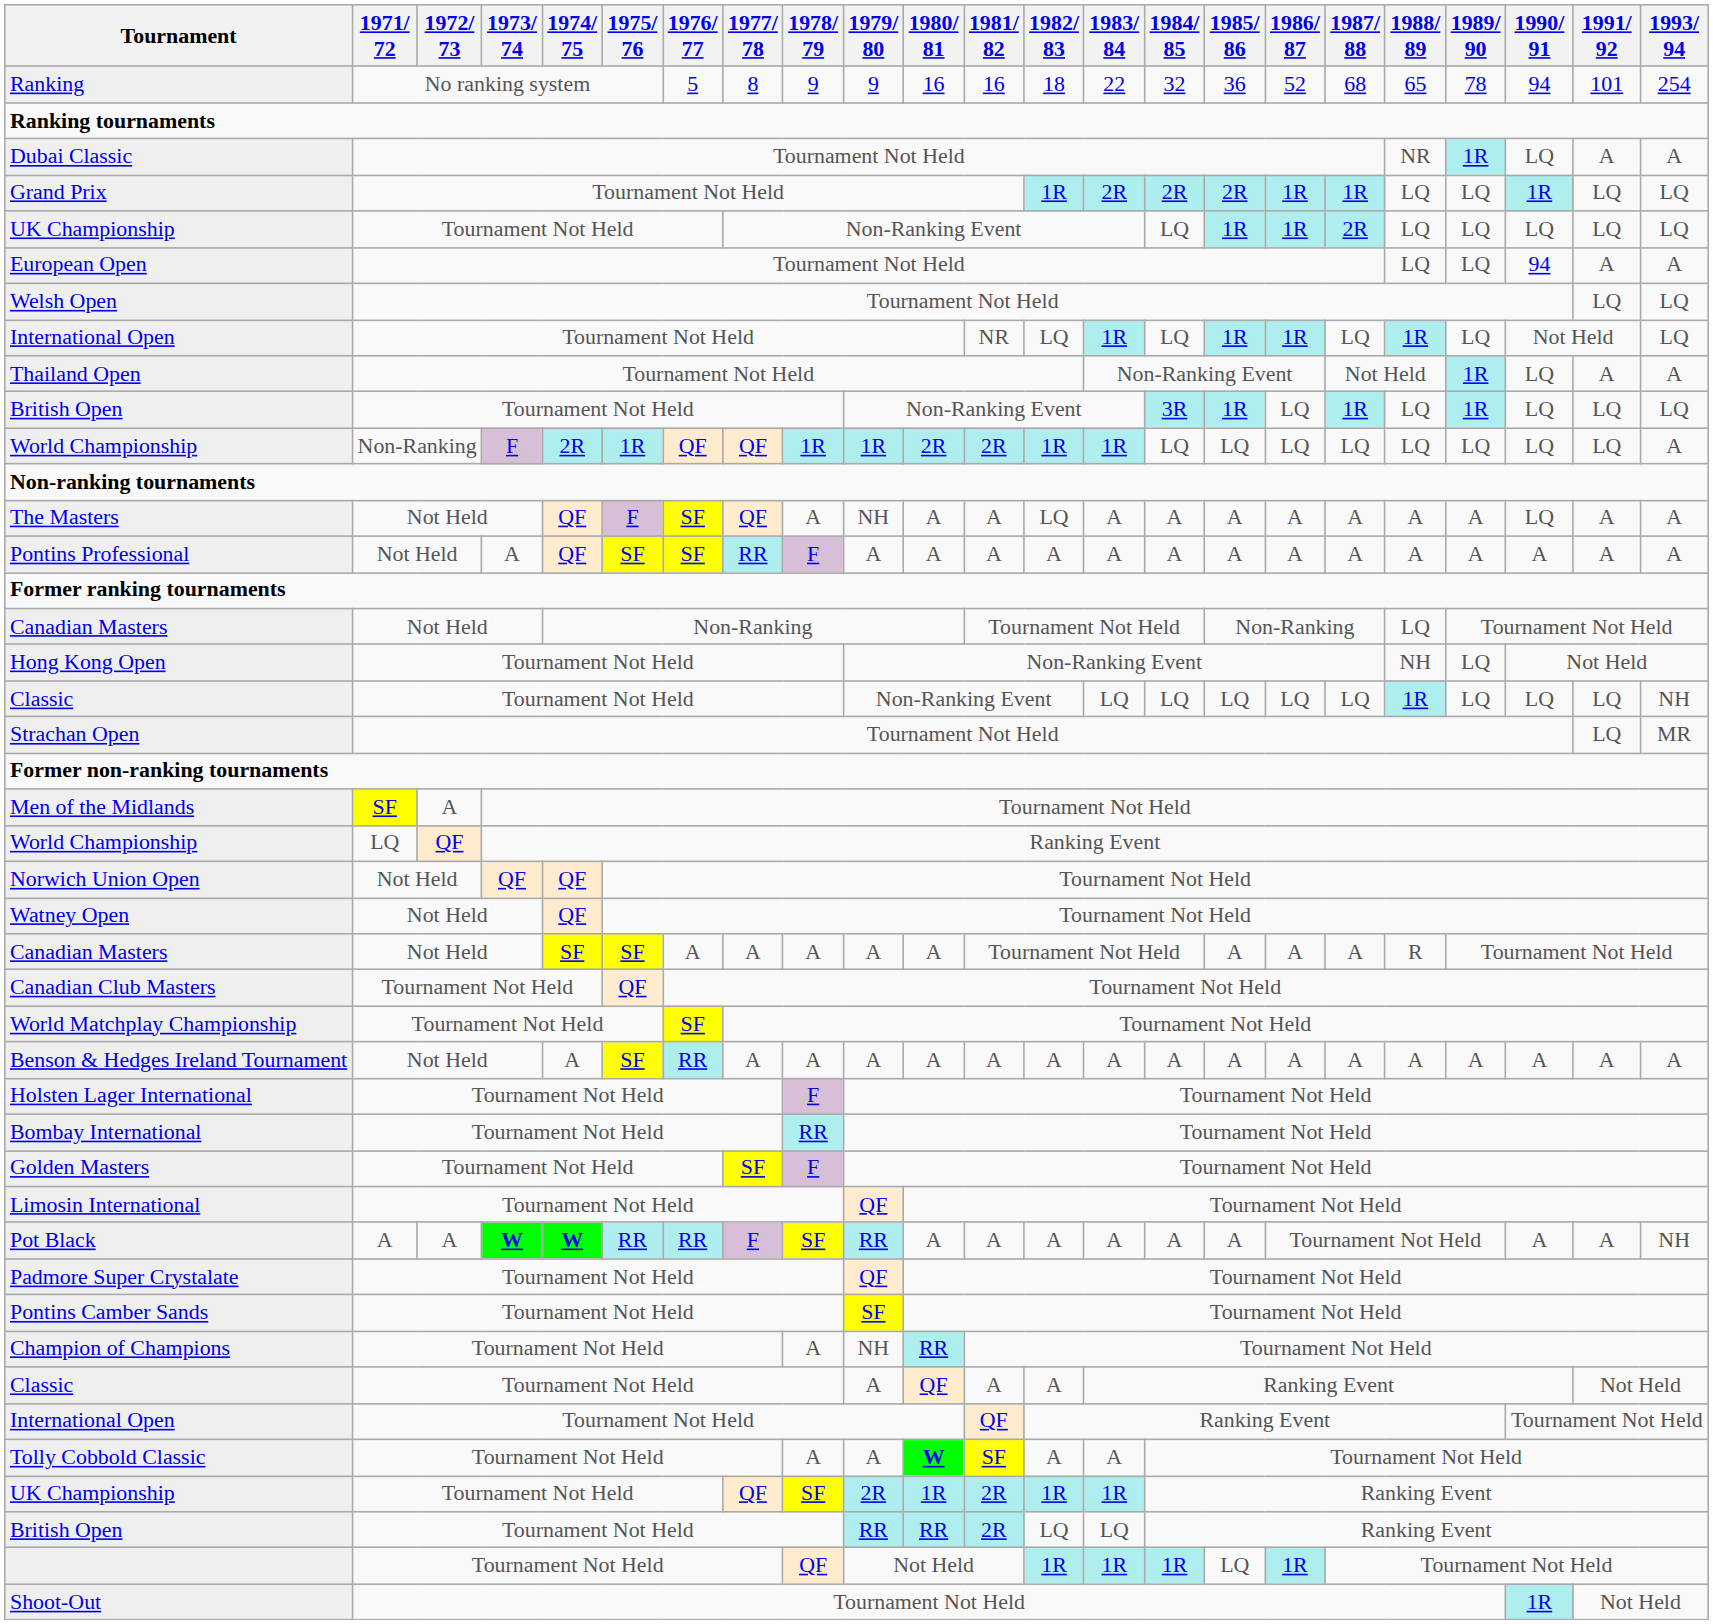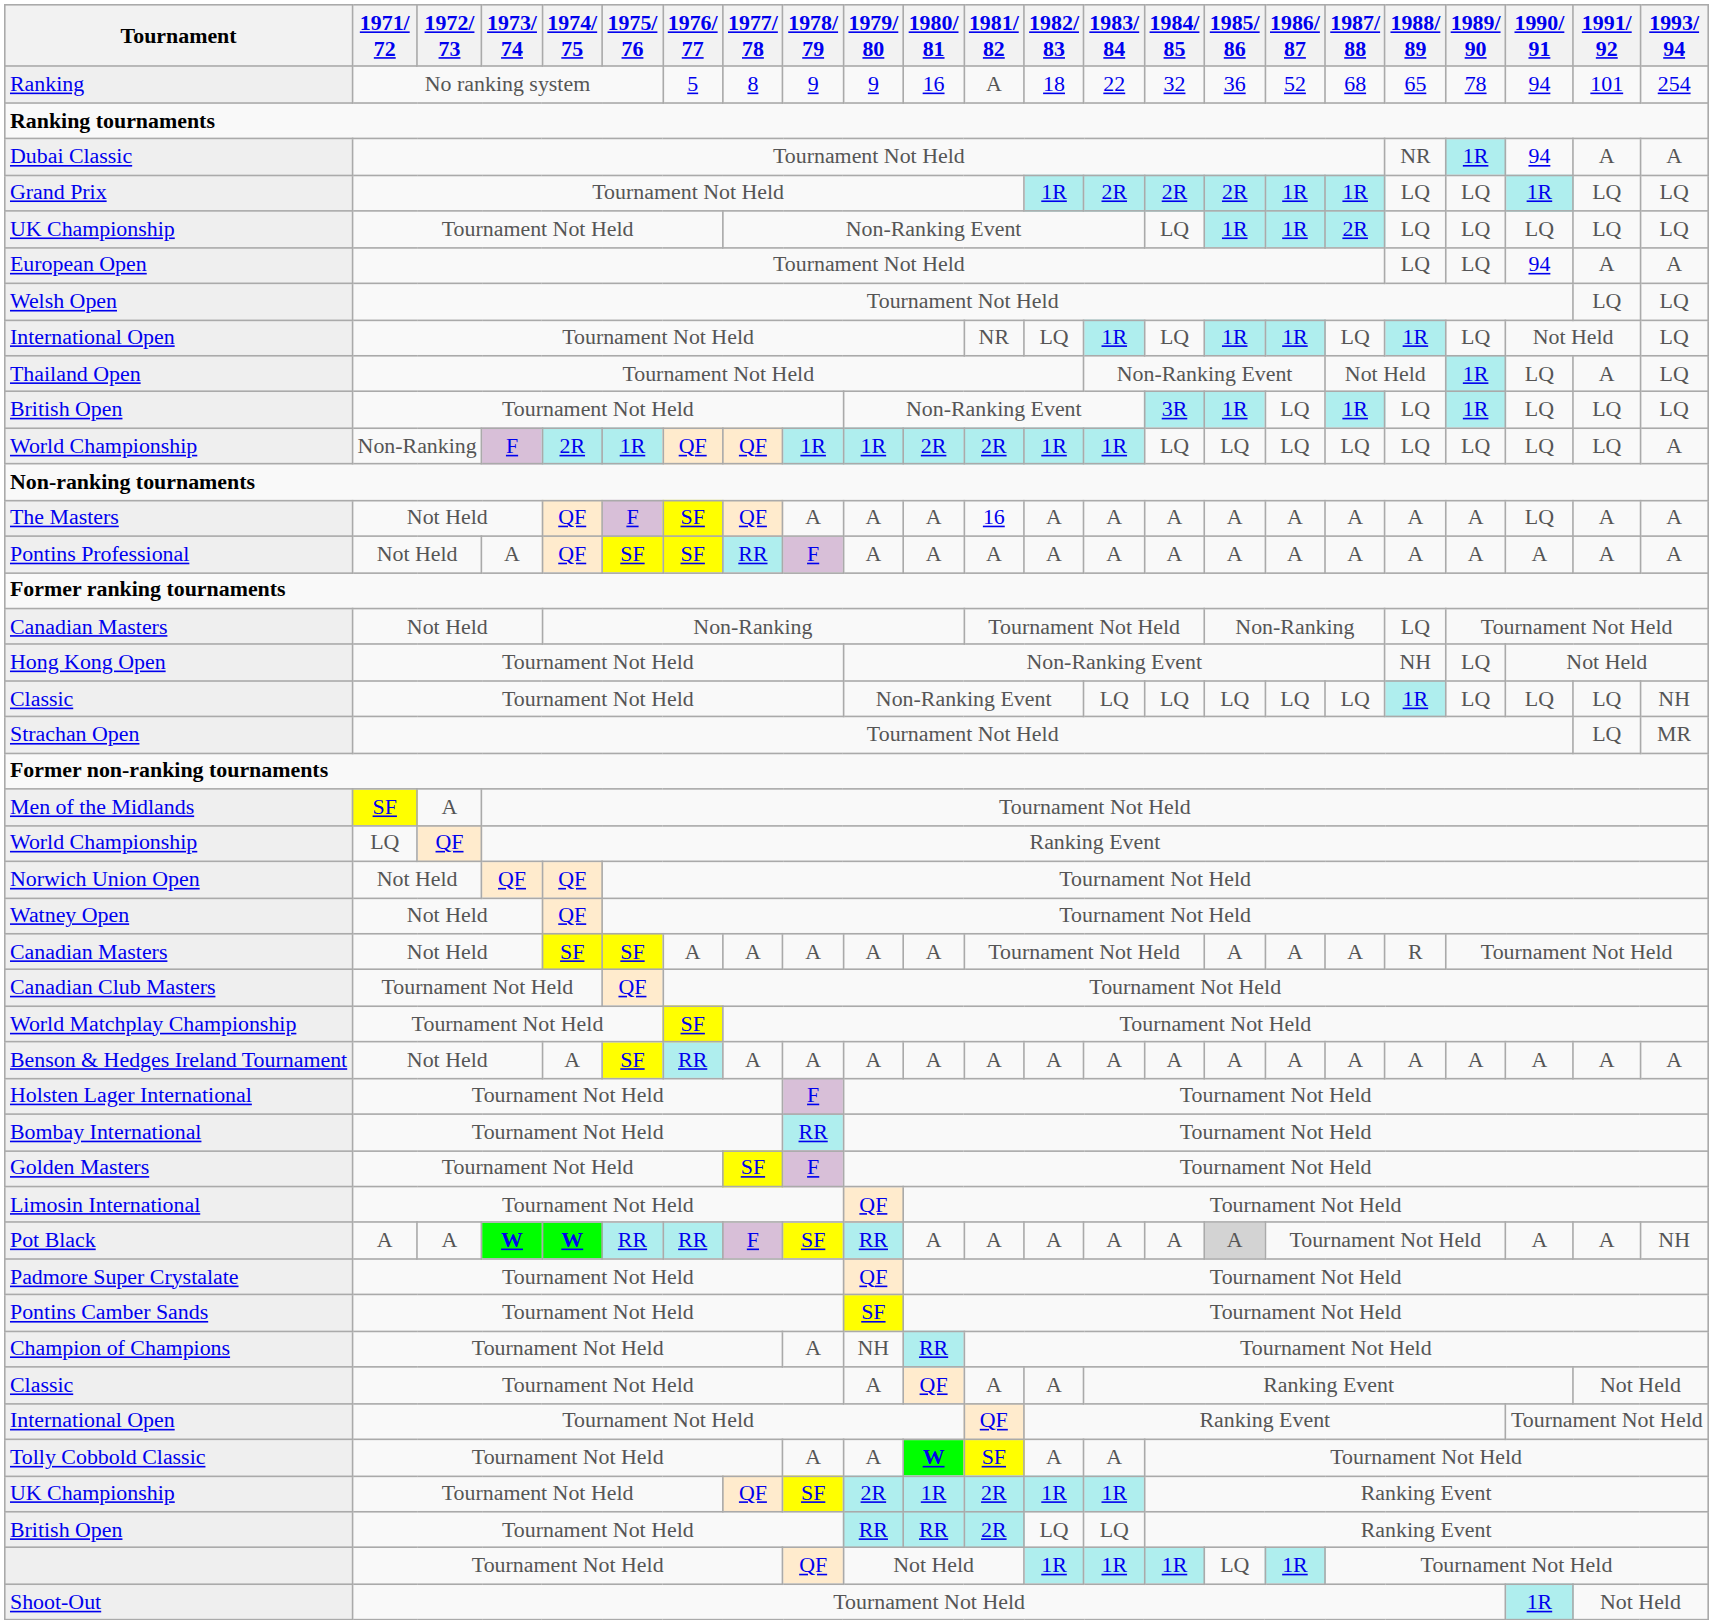(994, 84) 16 -> (994, 84) A
(1539, 156) LQ -> (1539, 156) 94
(1674, 373) A -> (1674, 373) LQ
(873, 517) NH -> (873, 517) A
(994, 517) A -> (994, 517) 16
(1054, 517) LQ -> (1054, 517) A
(1235, 1240) no background -> (1235, 1240) lightgrey background
